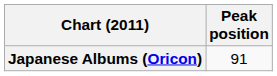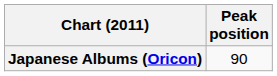(239, 58) 91 -> (239, 58) 90
